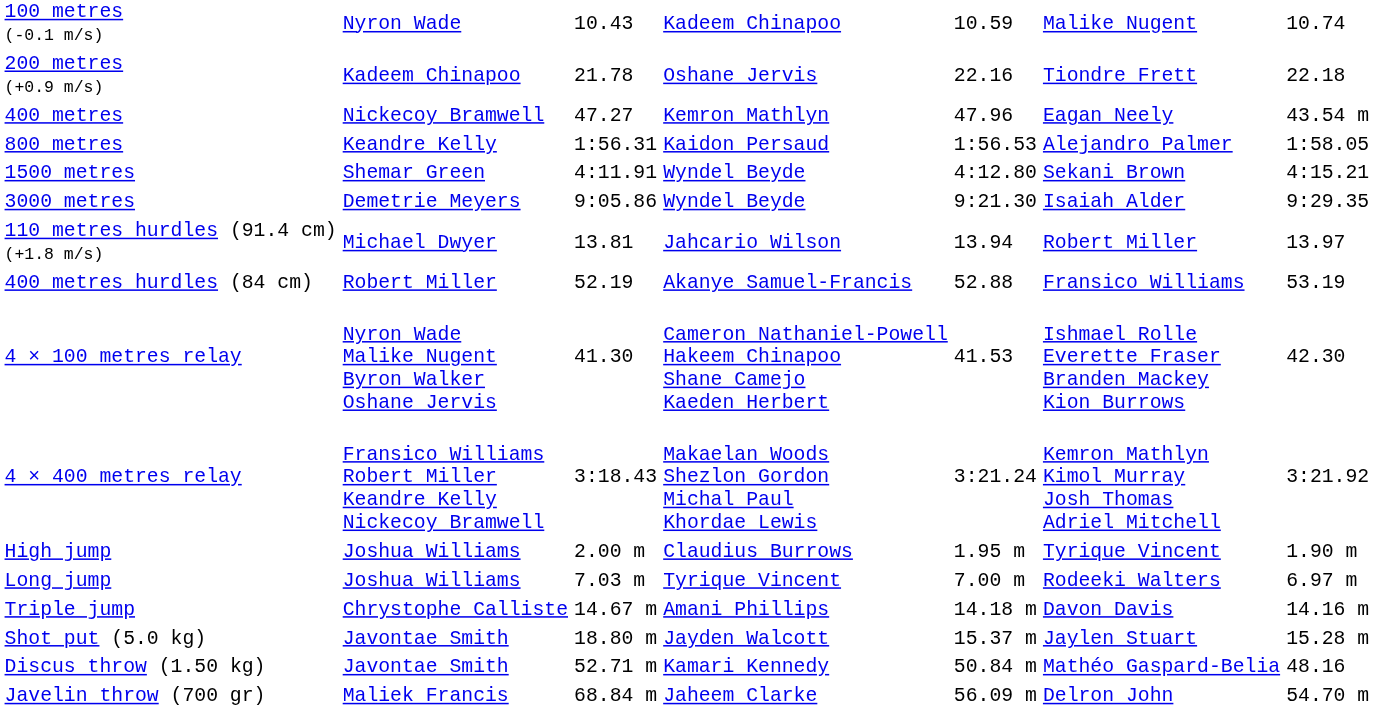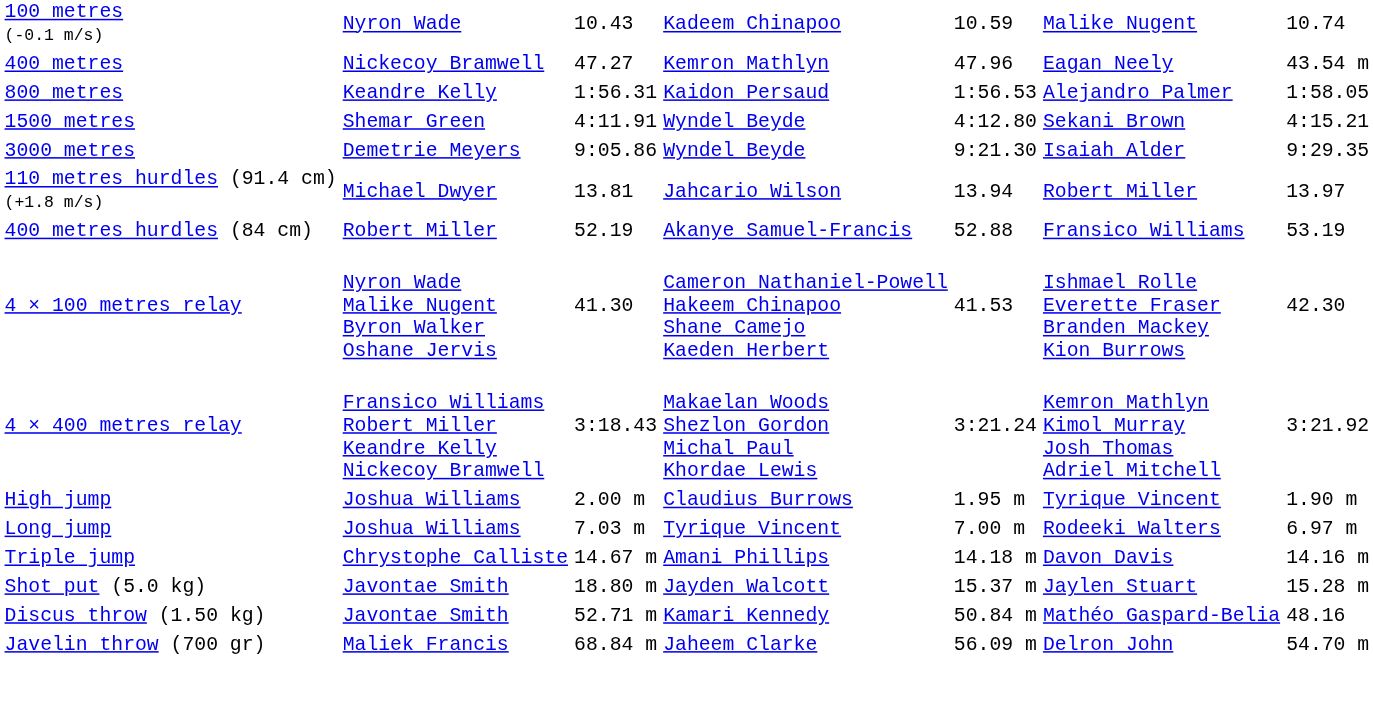- row: (64, 74)
